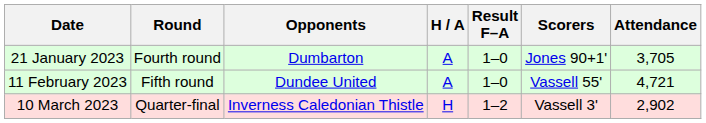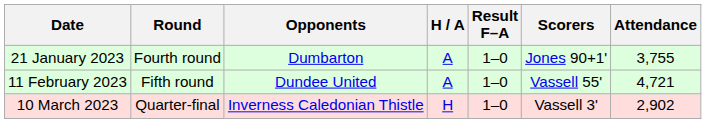(655, 57) 3,705 -> (655, 57) 3,755
(495, 105) 1–2 -> (495, 105) 1–0
